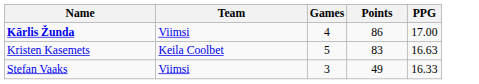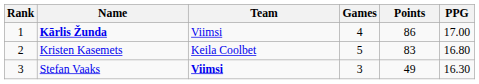+ column: (21, 13)
(424, 50) 16.63 -> (457, 50) 16.80
(174, 69) normal -> (207, 69) bold
(424, 69) 16.33 -> (457, 69) 16.30
